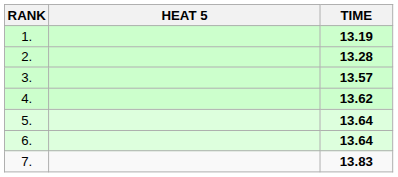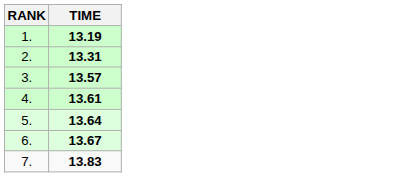- column: (184, 15)
(356, 57) 13.28 -> (85, 57) 13.31
(356, 99) 13.62 -> (85, 99) 13.61
(356, 141) 13.64 -> (85, 141) 13.67
